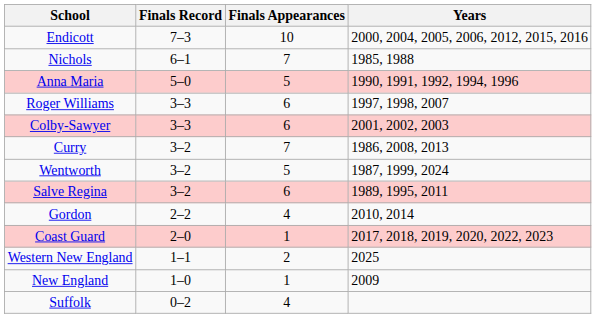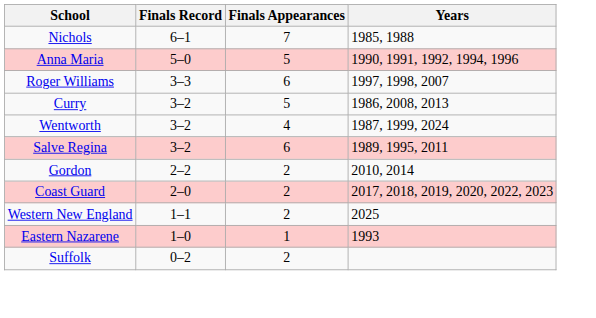- row: (70, 37)
- row: (70, 125)
(287, 147) 7 -> (287, 103) 5
(287, 170) 5 -> (287, 125) 4
(287, 214) 4 -> (287, 170) 2
(287, 236) 1 -> (287, 192) 2
- row: (70, 280)
+ row: (70, 236)
(287, 302) 4 -> (287, 258) 2
